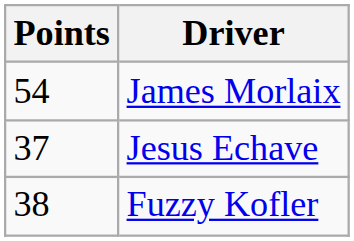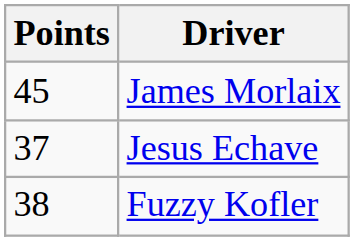(32, 90) 54 -> (32, 90) 45
